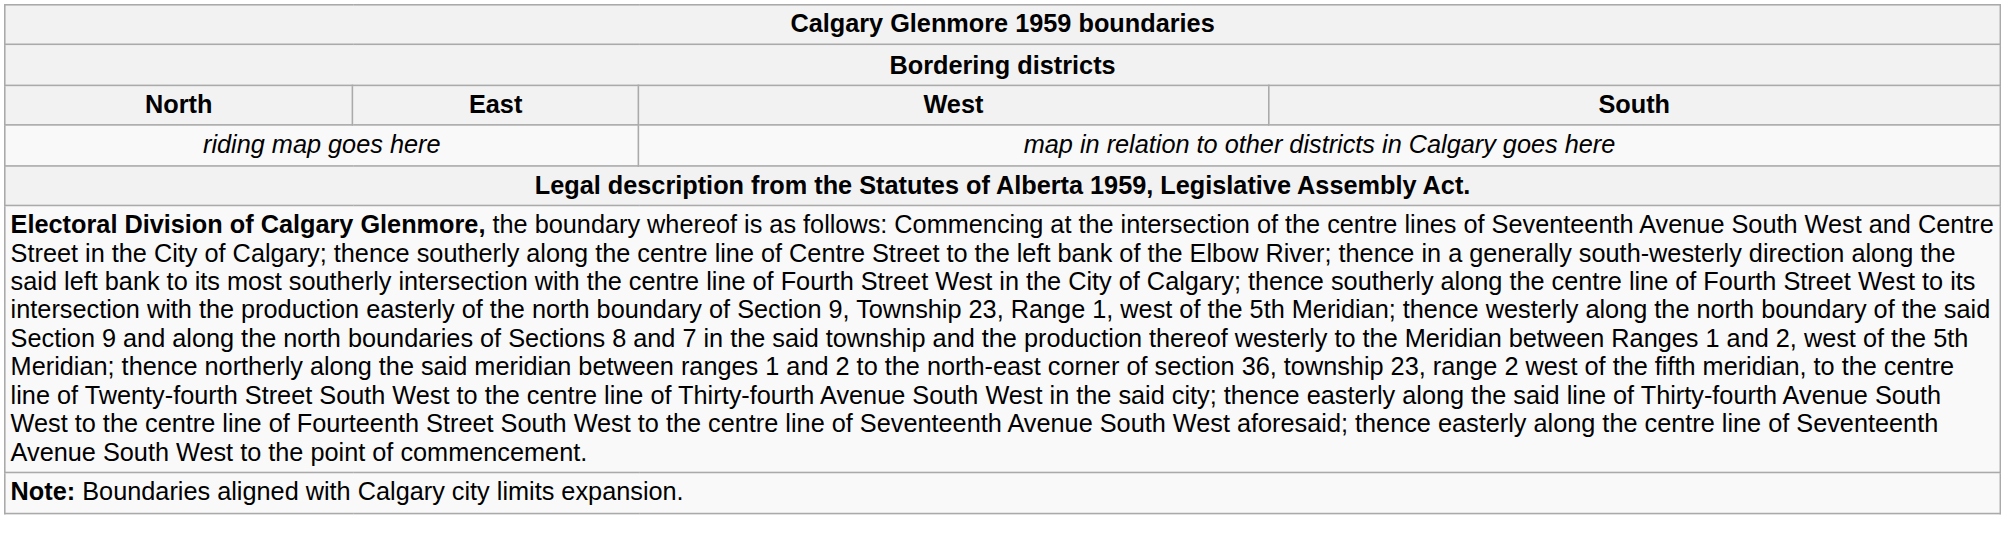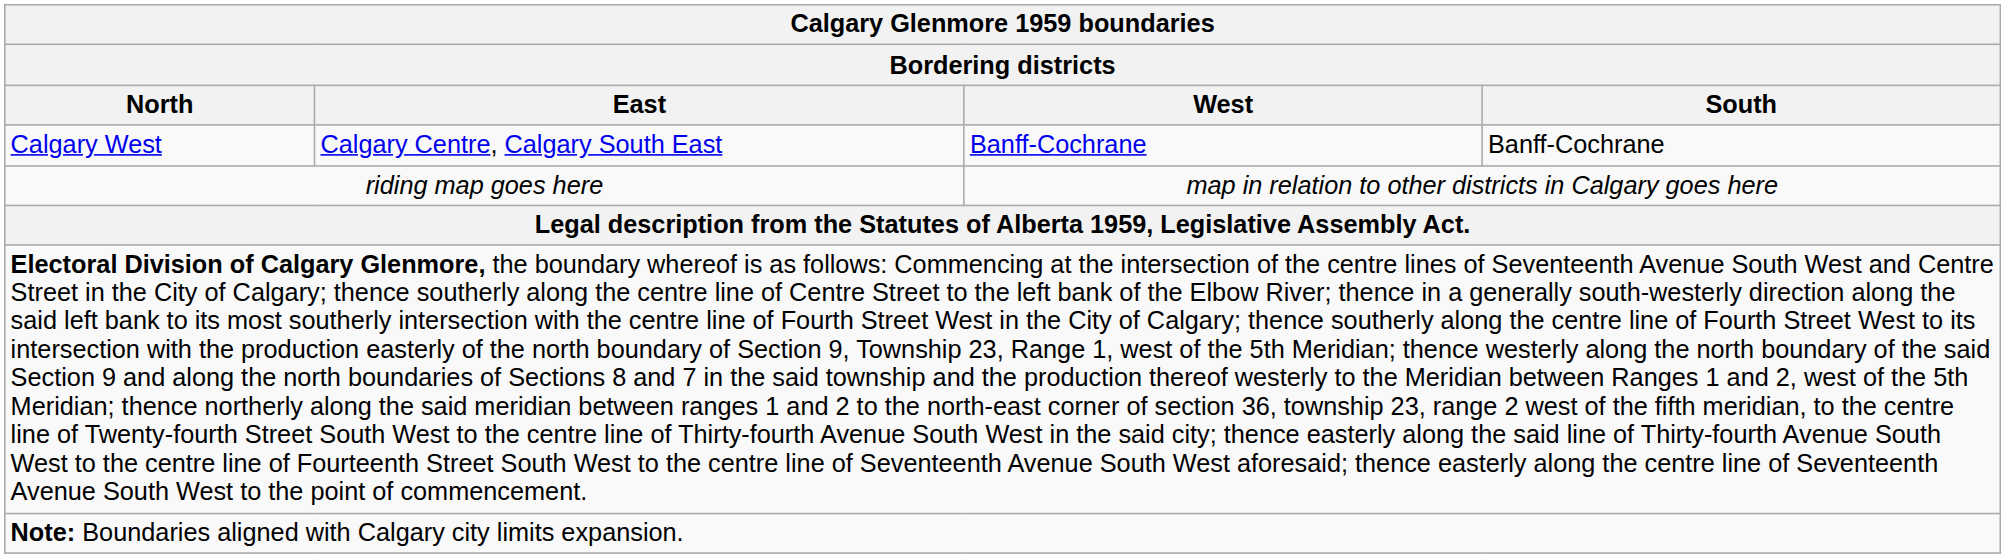+ row: (86, 144)
